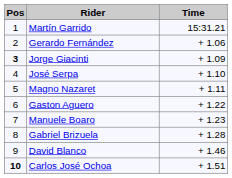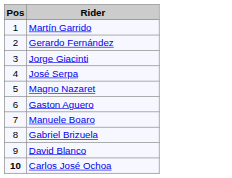- column: (193, 12)
(15, 58) bold -> (15, 58) normal
